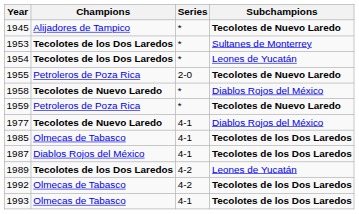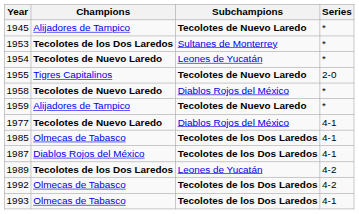columns swapped: (193, 12) <-> (282, 12)
(103, 59) Tecolotes de los Dos Laredos -> (98, 59) Tecolotes de Nuevo Laredo
(87, 75) Petroleros de Poza Rica -> (73, 75) Tigres Capitalinos
(87, 106) Petroleros de Poza Rica -> (82, 106) Alijadores de Tampico
